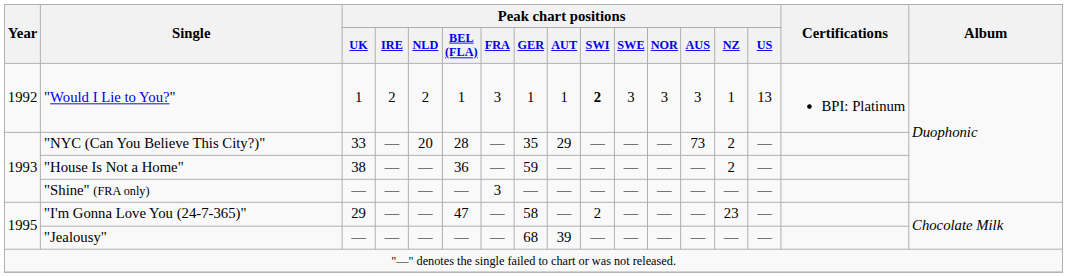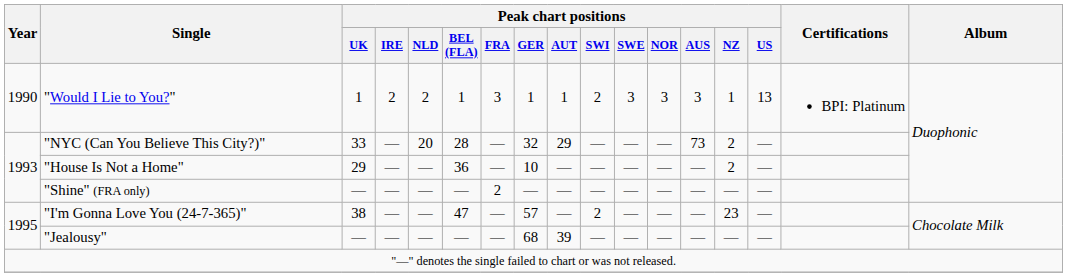(23, 97) 1992 -> (23, 97) 1990
(598, 97) bold -> (598, 97) normal
(531, 144) 35 -> (531, 144) 32
(359, 167) 38 -> (359, 167) 29
(531, 167) 59 -> (531, 167) 10
(497, 190) 3 -> (497, 190) 2
(359, 214) 29 -> (359, 214) 38
(531, 214) 58 -> (531, 214) 57
